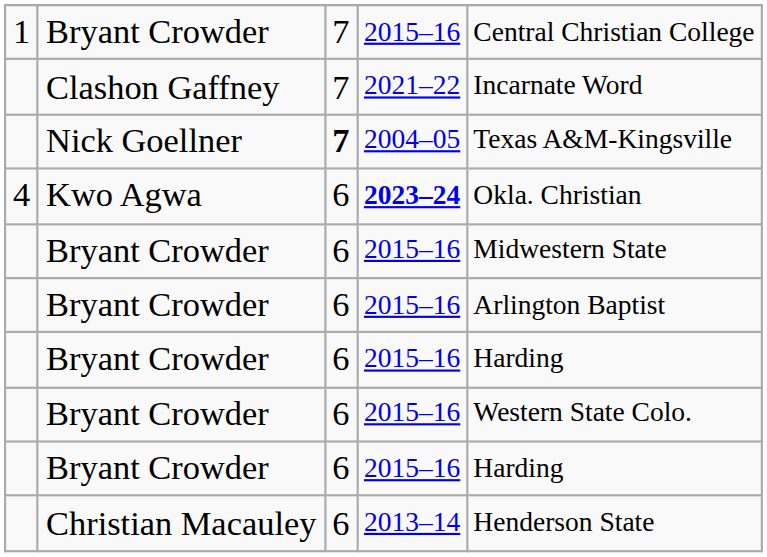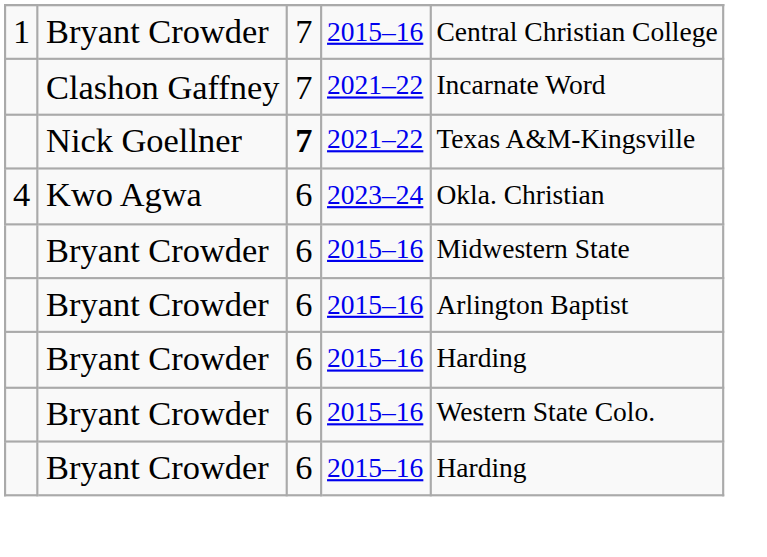(412, 140) 2004–05 -> (375, 140) 2021–22
(412, 195) bold -> (375, 195) normal
- row: (22, 523)
